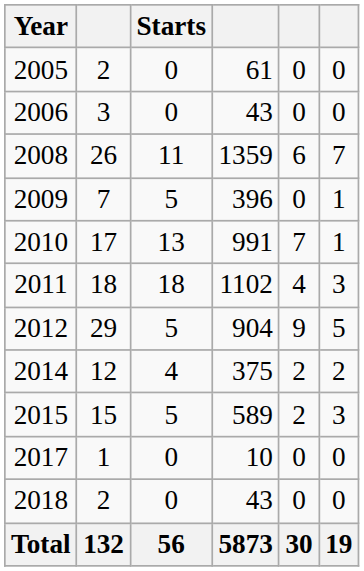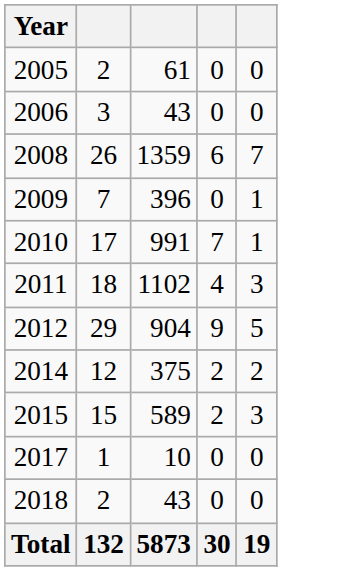- column: (171, 26)
